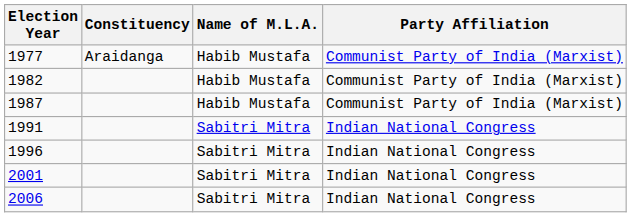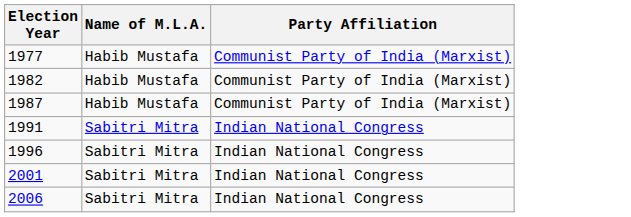- column: (137, 25)
